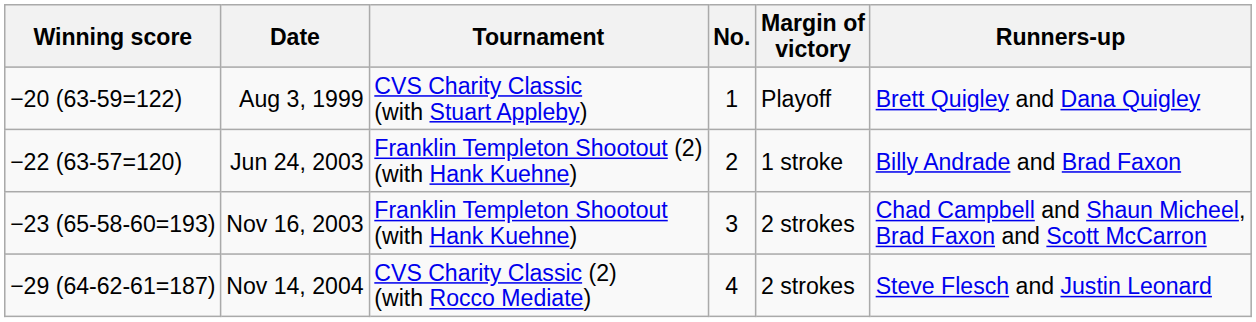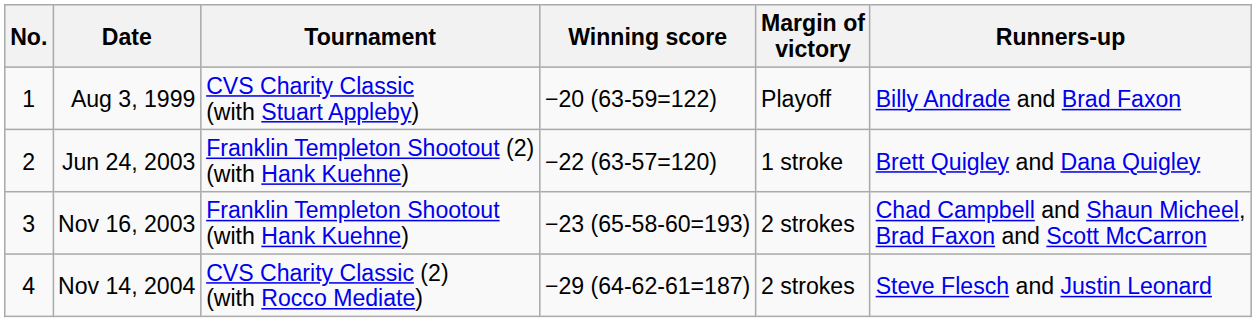columns swapped: (732, 36) <-> (113, 36)
(1038, 99) Brett Quigley and Dana Quigley -> (1028, 99) Billy Andrade and Brad Faxon
(1028, 161) Billy Andrade and Brad Faxon -> (1038, 161) Brett Quigley and Dana Quigley
